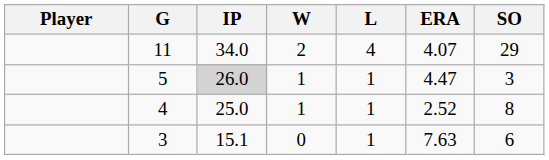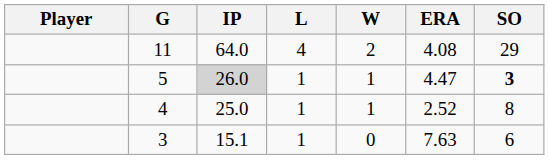columns swapped: (301, 19) <-> (371, 19)
(232, 49) 34.0 -> (232, 49) 64.0
(440, 49) 4.07 -> (440, 49) 4.08
(509, 79) normal -> (509, 79) bold
